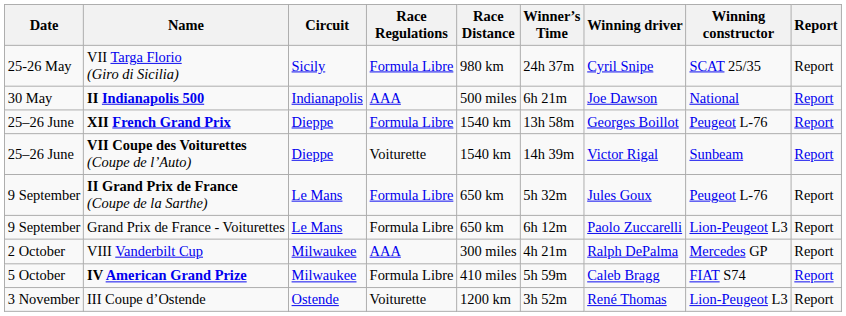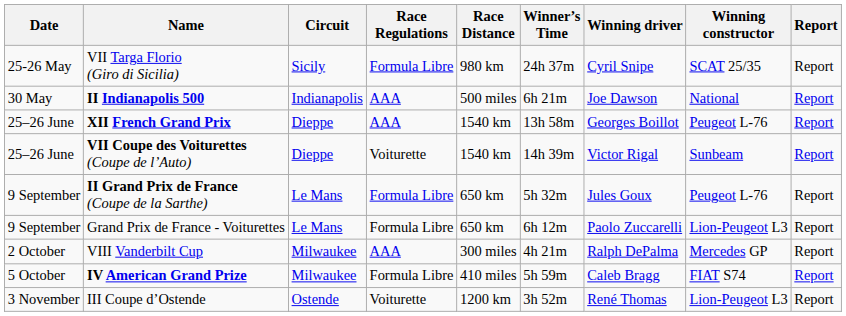(411, 122) Formula Libre -> (385, 122) AAA
